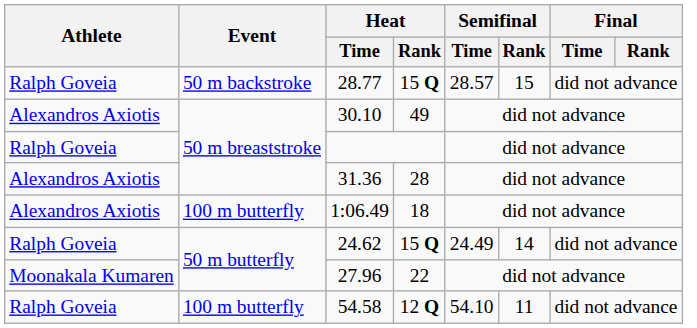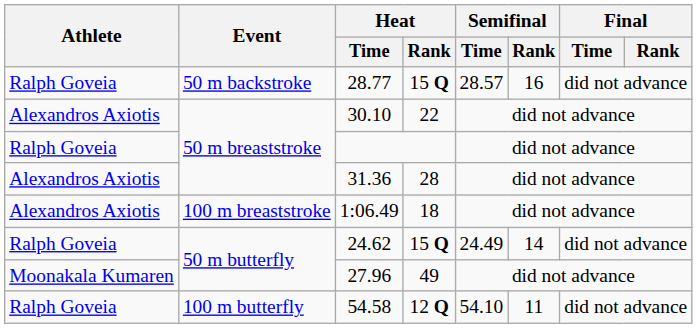(524, 83) 15 -> (534, 83) 16
(419, 115) 49 -> (429, 115) 22
(243, 211) 100 m butterfly -> (257, 211) 100 m breaststroke
(419, 275) 22 -> (429, 275) 49
